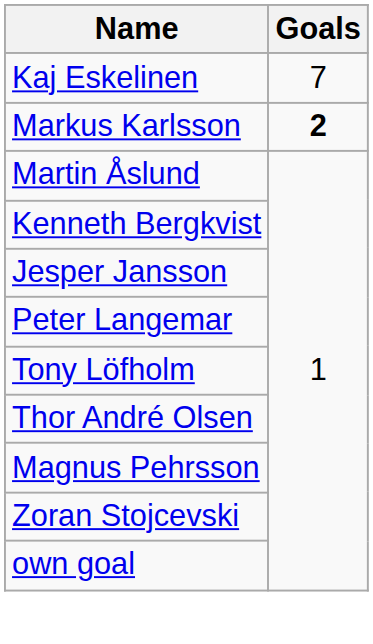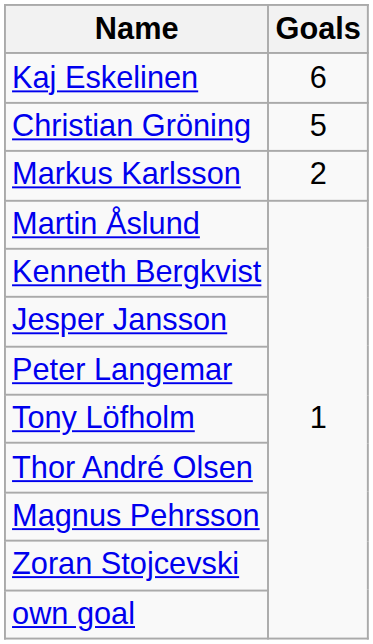(318, 77) 7 -> (318, 77) 6
+ row: (132, 126)
(318, 126) bold -> (318, 175) normal
